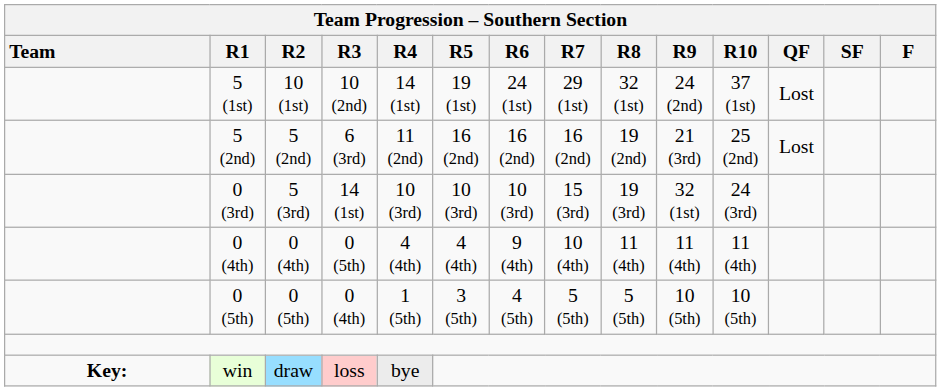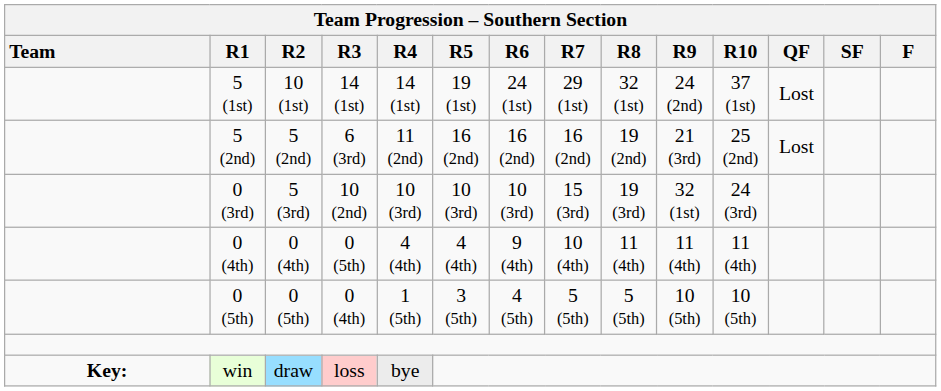(349, 93) 10 (2nd) -> (349, 93) 14 (1st)
(349, 200) 14 (1st) -> (349, 200) 10 (2nd)
